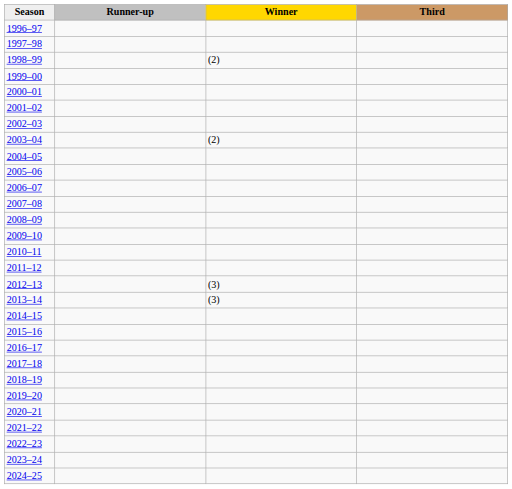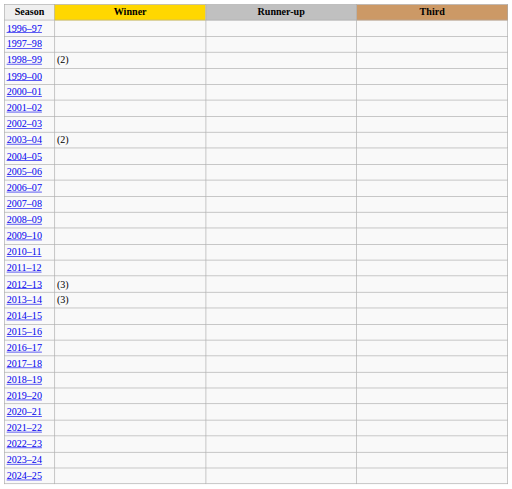columns swapped: (281, 12) <-> (130, 12)
